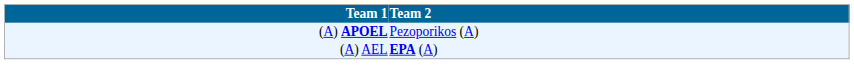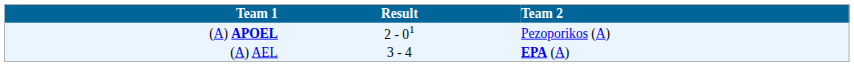+ column: (399, 13)
